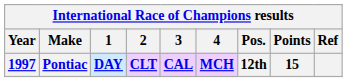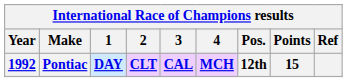(22, 64) 1997 -> (22, 64) 1992
